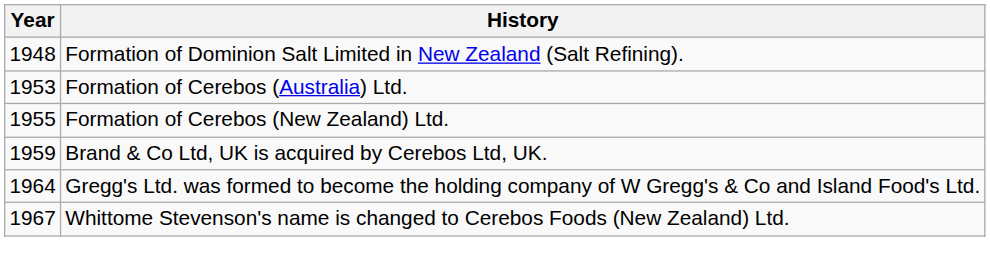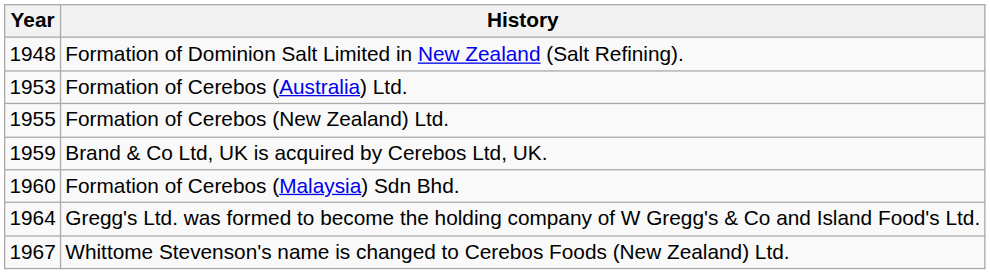+ row: (262, 185)
